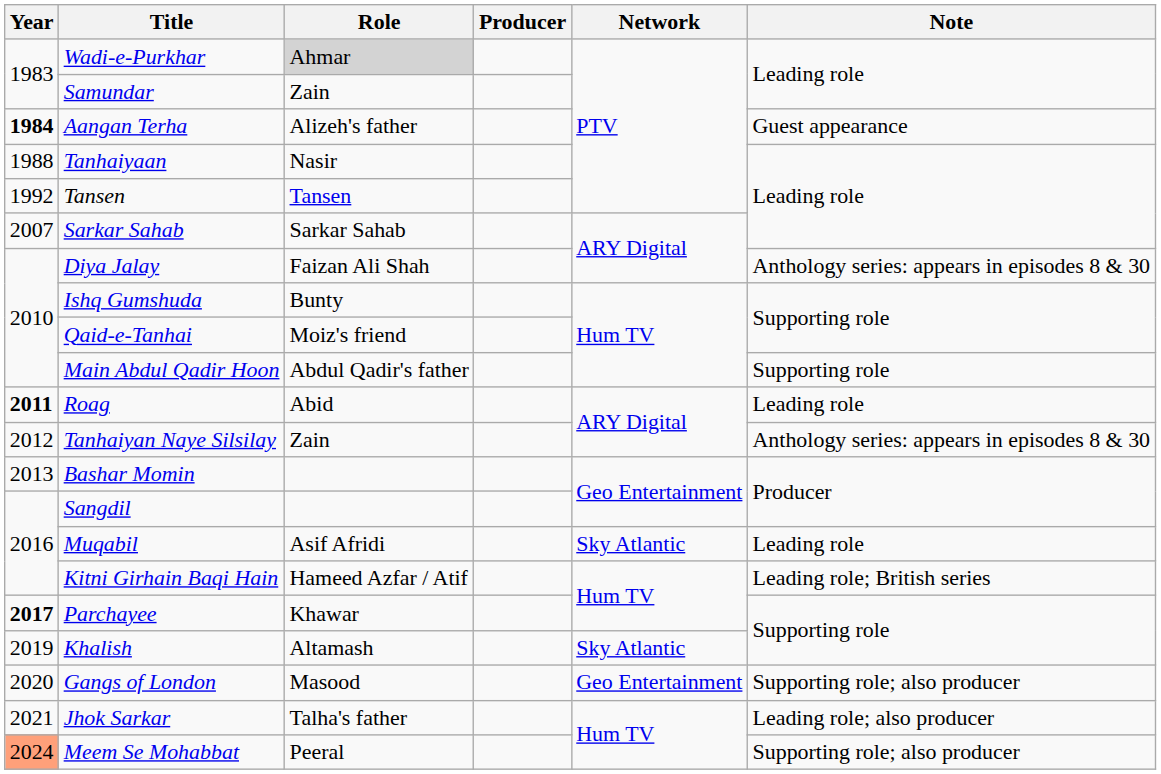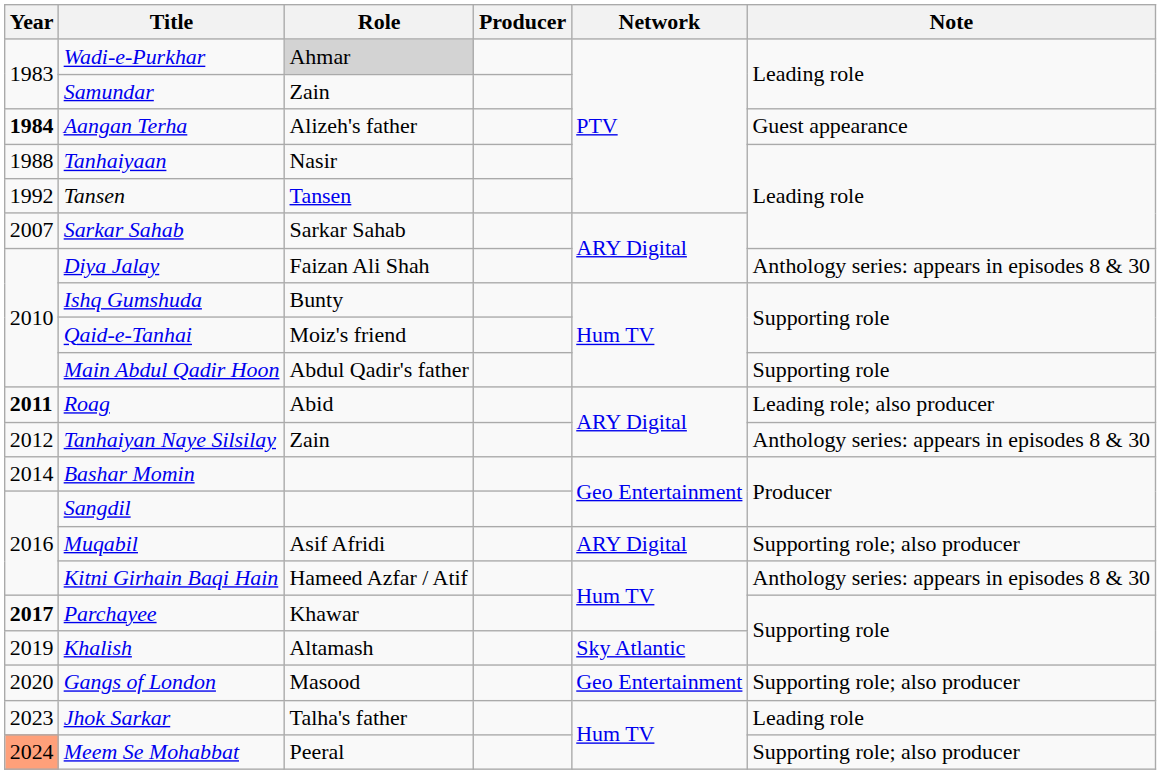(808, 404) Leading role -> (873, 404) Leading role; also producer
(32, 473) 2013 -> (32, 473) 2014
(631, 543) Sky Atlantic -> (632, 543) ARY Digital
(808, 543) Leading role -> (886, 543) Supporting role; also producer
(872, 578) Leading role; British series -> (951, 578) Anthology series: appears in episodes 8 & 30
(32, 717) 2021 -> (32, 717) 2023
(873, 717) Leading role; also producer -> (808, 717) Leading role
